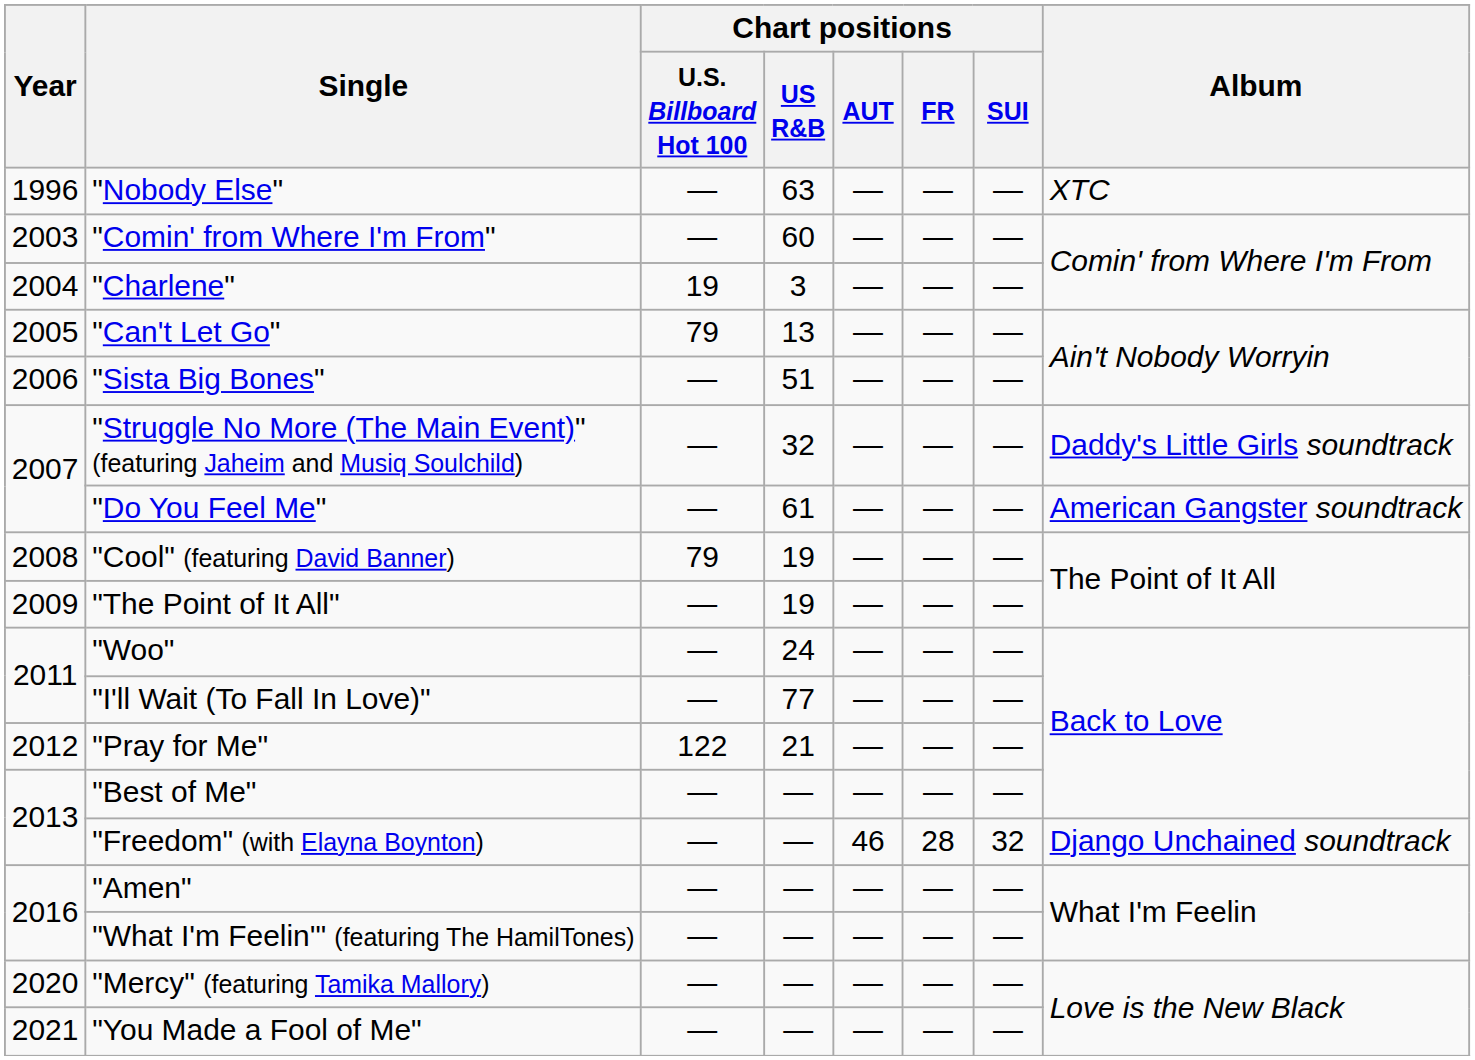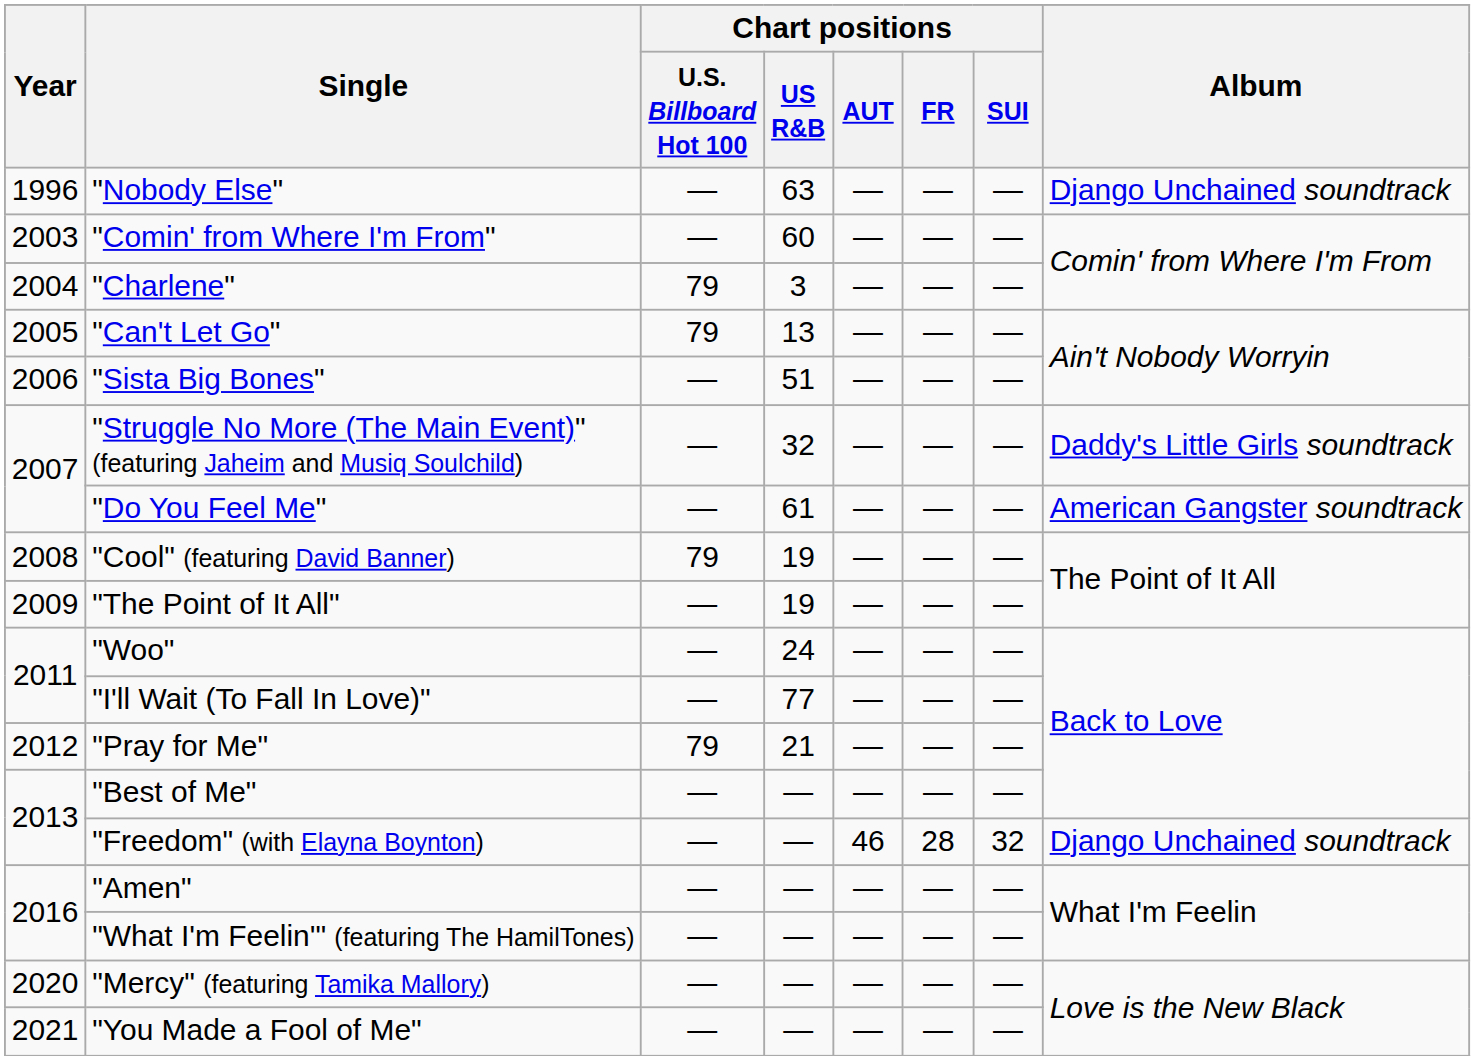(1080, 190) XTC -> (1250, 190) Django Unchained soundtrack
(702, 285) 19 -> (702, 285) 79
(702, 746) 122 -> (702, 746) 79
